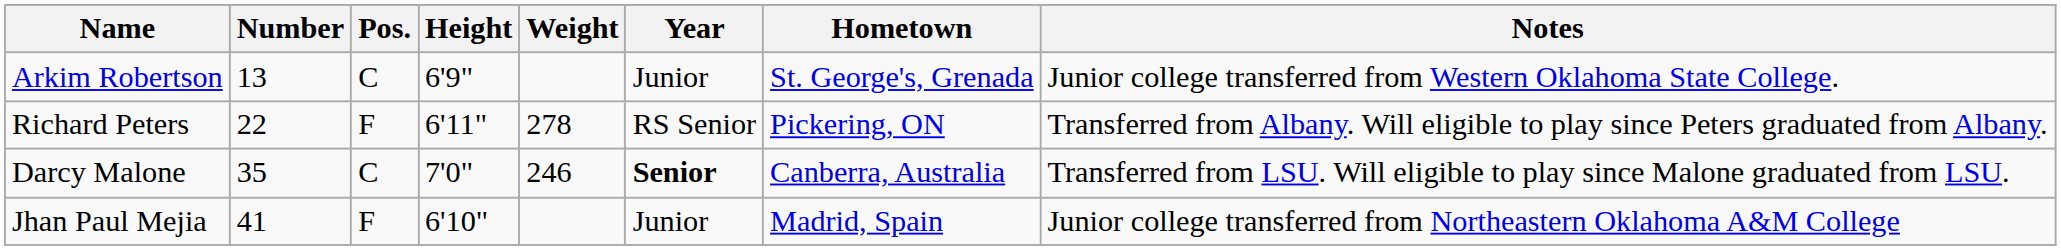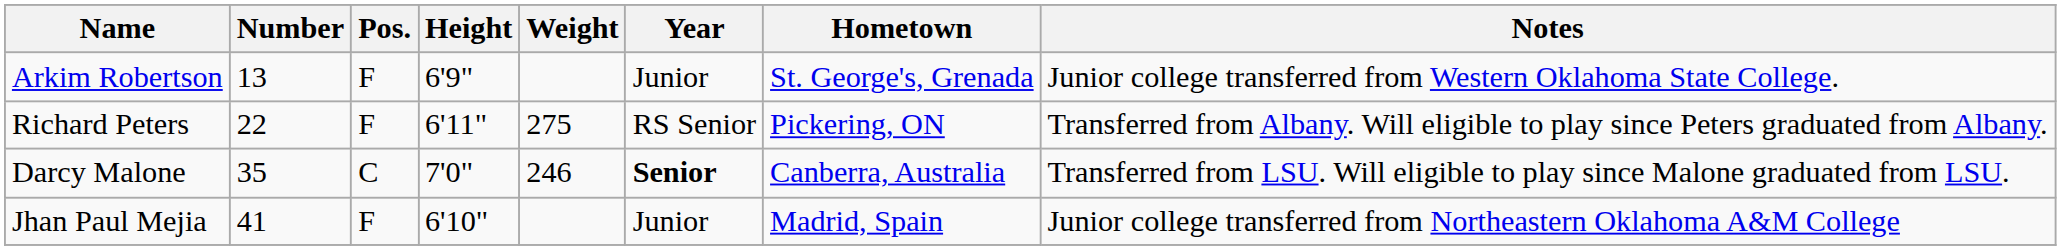(368, 76) C -> (367, 76) F
(549, 124) 278 -> (549, 124) 275
